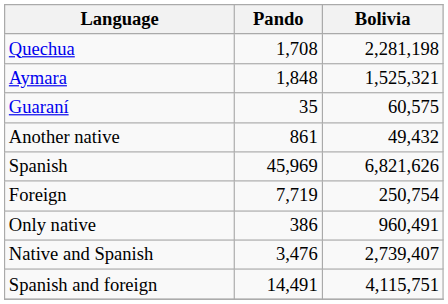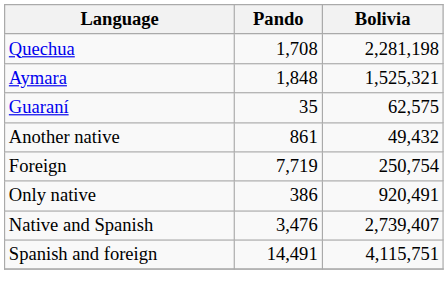(413, 107) 60,575 -> (413, 107) 62,575
- row: (38, 166)
(409, 225) 960,491 -> (409, 195) 920,491
